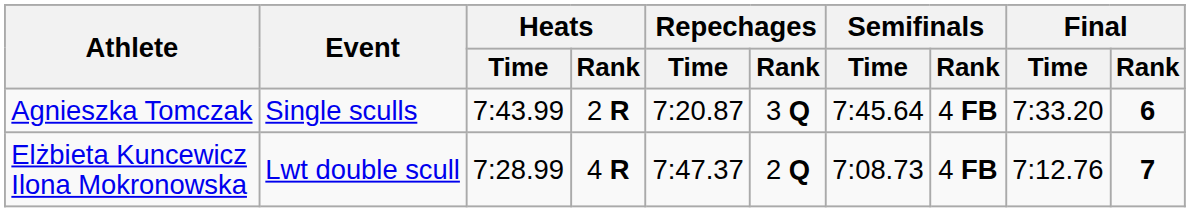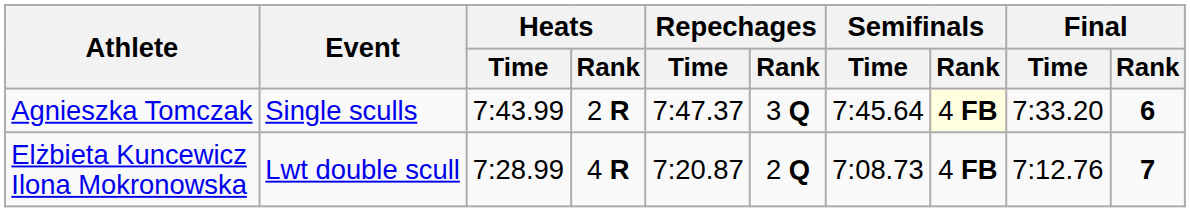(698, 111) 7:20.87 -> (698, 111) 7:47.37
(968, 111) no background -> (968, 111) lightyellow background
(698, 169) 7:47.37 -> (698, 169) 7:20.87
